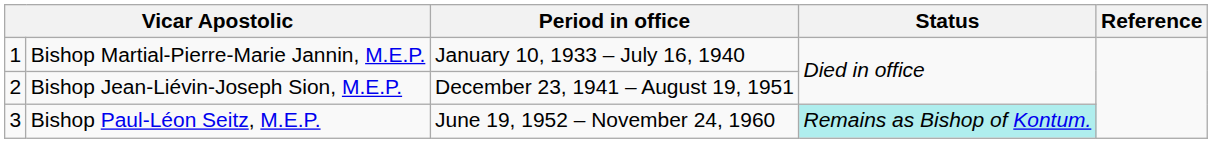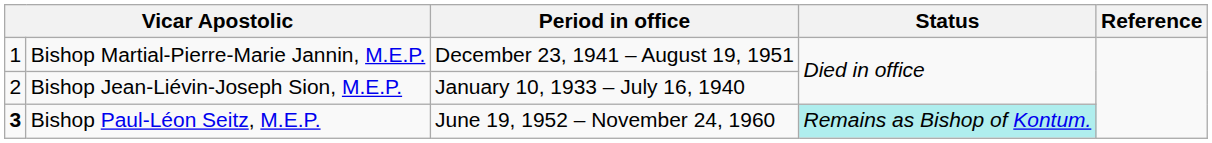(590, 54) January 10, 1933 – July 16, 1940 -> (614, 54) December 23, 1941 – August 19, 1951
(614, 87) December 23, 1941 – August 19, 1951 -> (590, 87) January 10, 1933 – July 16, 1940
(15, 120) normal -> (15, 120) bold
